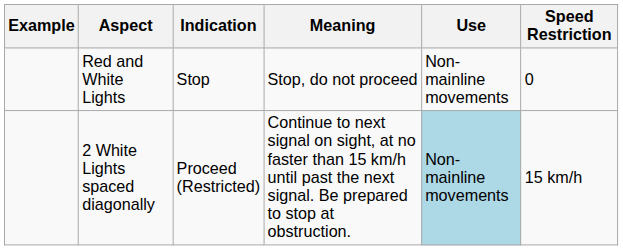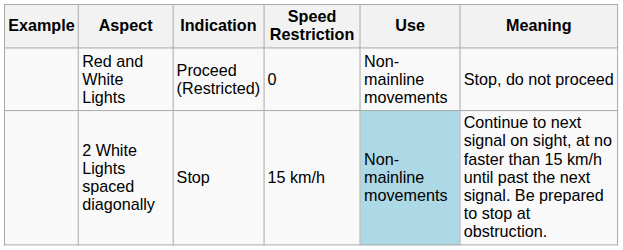columns swapped: (343, 26) <-> (569, 26)
(193, 79) Stop -> (218, 79) Proceed (Restricted)
(218, 177) Proceed (Restricted) -> (193, 177) Stop
